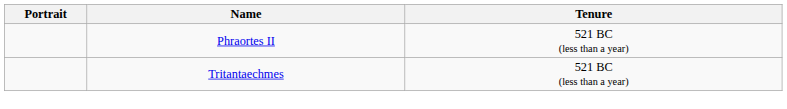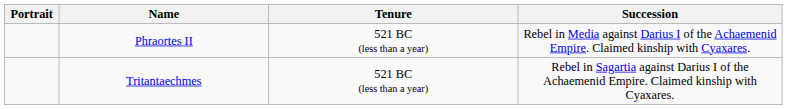+ column: (650, 14)
